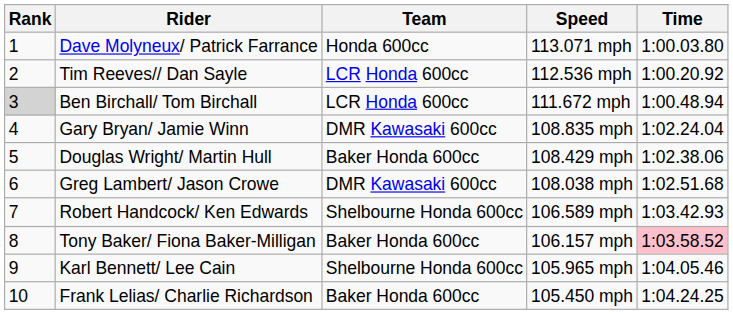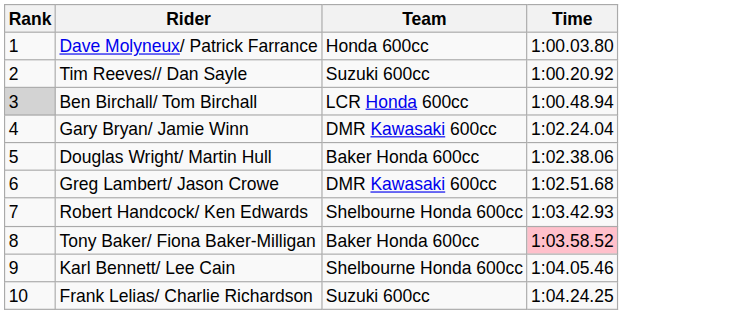- column: (582, 19)
(397, 74) LCR Honda 600cc -> (378, 74) Suzuki 600cc
(403, 295) Baker Honda 600cc -> (378, 295) Suzuki 600cc
